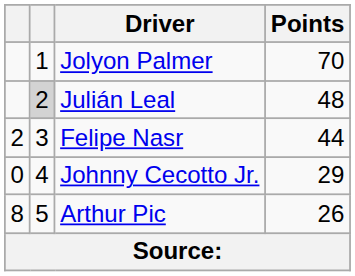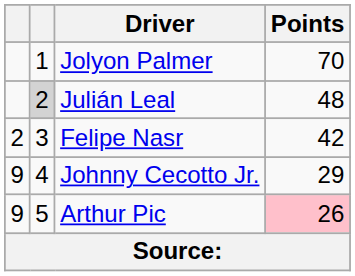(331, 137) 44 -> (331, 137) 42
(17, 175) 0 -> (17, 175) 9
(17, 213) 8 -> (17, 213) 9
(331, 213) no background -> (331, 213) pink background
